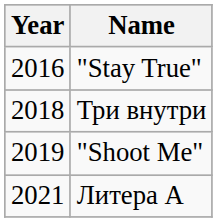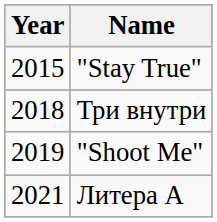(38, 68) 2016 -> (38, 68) 2015
